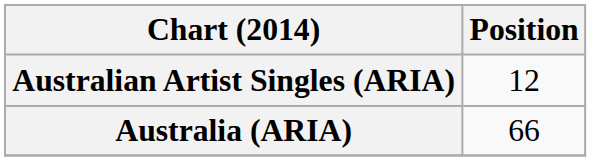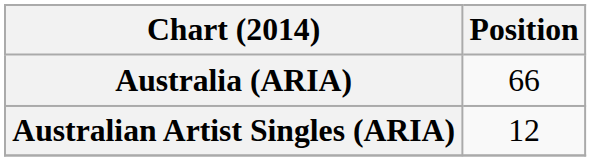rows swapped: (234, 130) <-> (234, 79)
